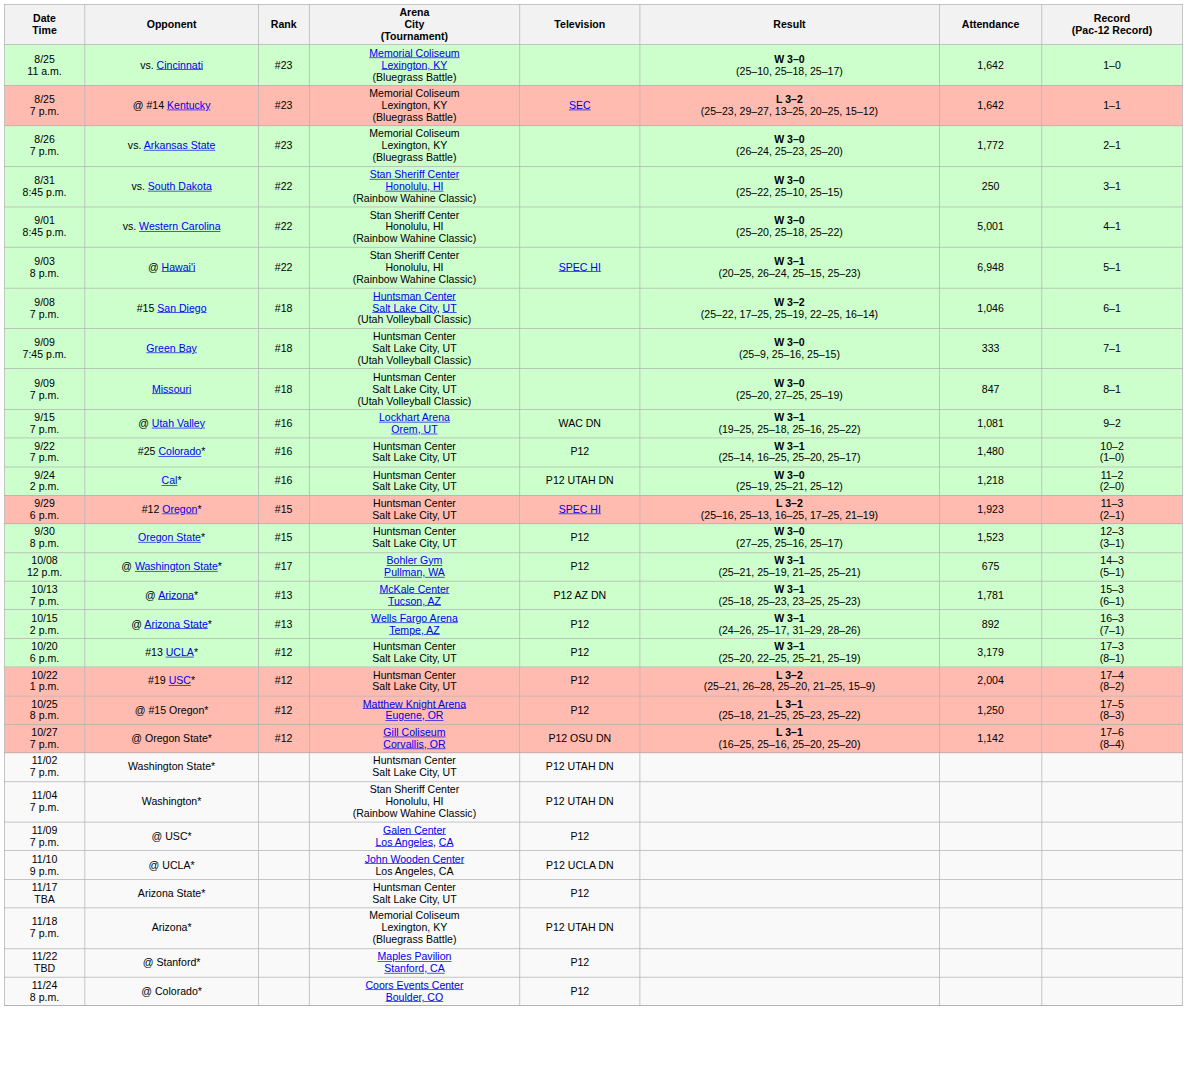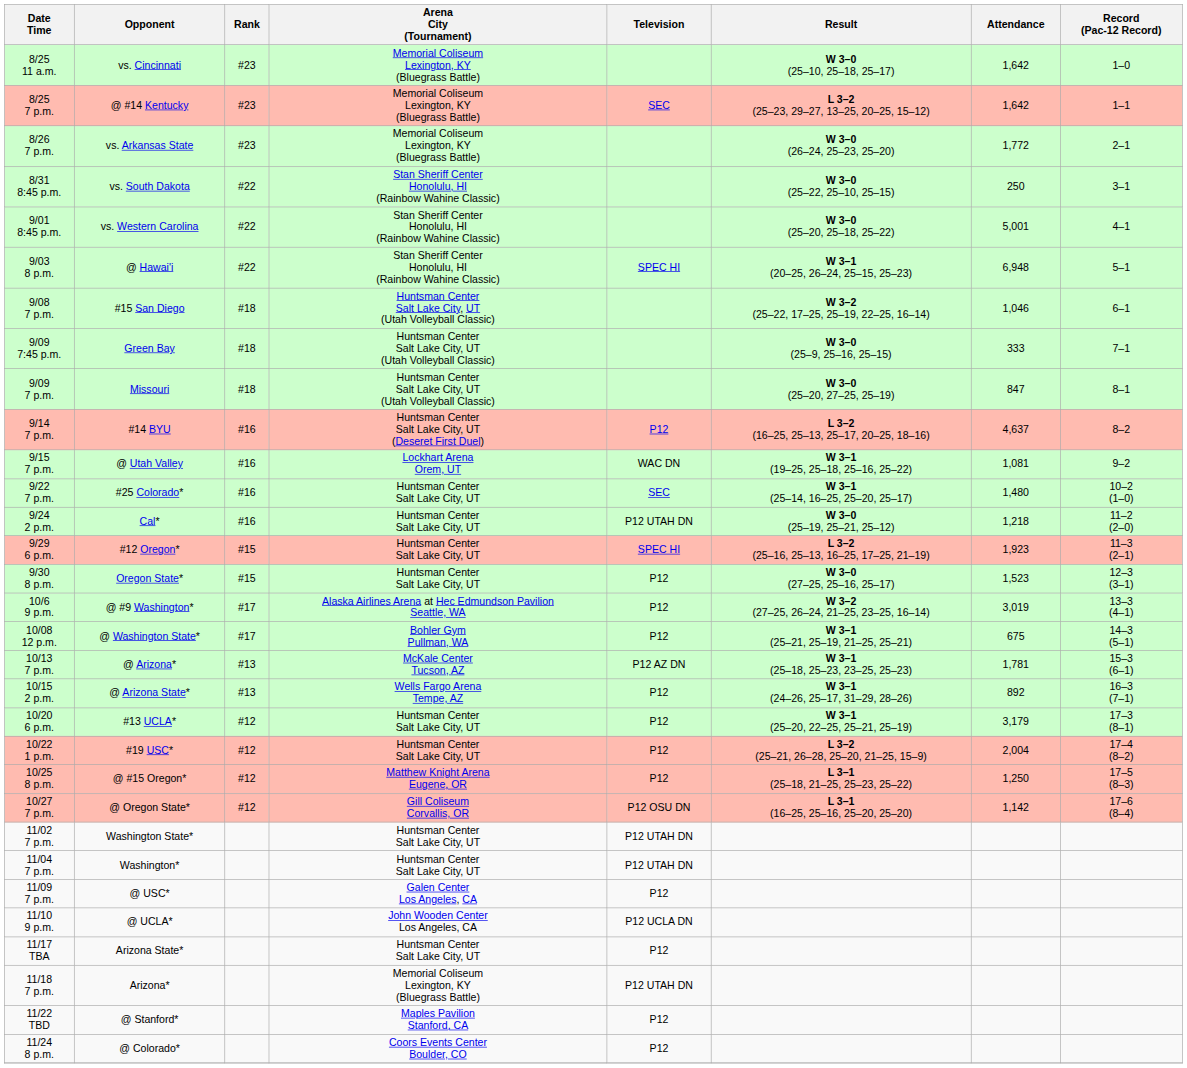+ row: (39, 429)
(580, 452) P12 -> (659, 493) SEC
+ row: (39, 607)
(414, 801) Stan Sheriff Center Honolulu, HI (Rainbow Wahine Classic) -> (438, 865) Huntsman Center Salt Lake City, UT
